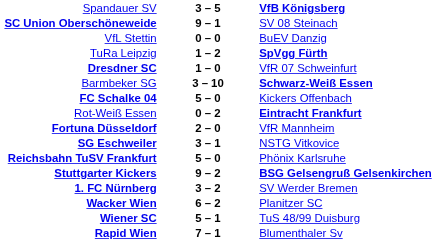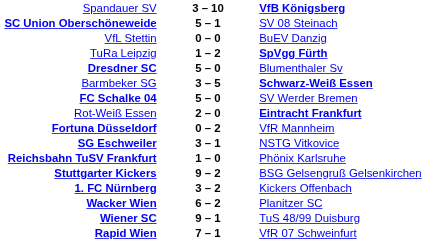(208, 8) 3 – 5 -> (208, 8) 3 – 10
(208, 23) 9 – 1 -> (208, 23) 5 – 1
(208, 68) 1 – 0 -> (208, 68) 5 – 0
(308, 68) VfR 07 Schweinfurt -> (301, 68) Blumenthaler Sv
(208, 83) 3 – 10 -> (208, 83) 3 – 5
(306, 98) Kickers Offenbach -> (308, 98) SV Werder Bremen
(208, 113) 0 – 2 -> (208, 113) 2 – 0
(208, 128) 2 – 0 -> (208, 128) 0 – 2
(208, 158) 5 – 0 -> (208, 158) 1 – 0
(346, 173) bold -> (340, 173) normal
(308, 188) SV Werder Bremen -> (306, 188) Kickers Offenbach
(208, 218) 5 – 1 -> (208, 218) 9 – 1
(301, 233) Blumenthaler Sv -> (308, 233) VfR 07 Schweinfurt
